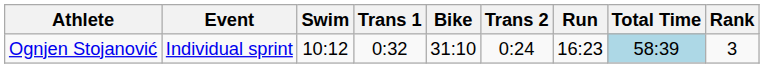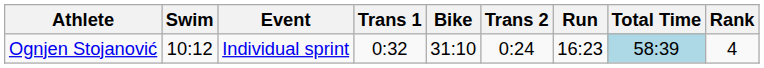columns swapped: (229, 19) <-> (325, 19)
(732, 48) 3 -> (732, 48) 4
